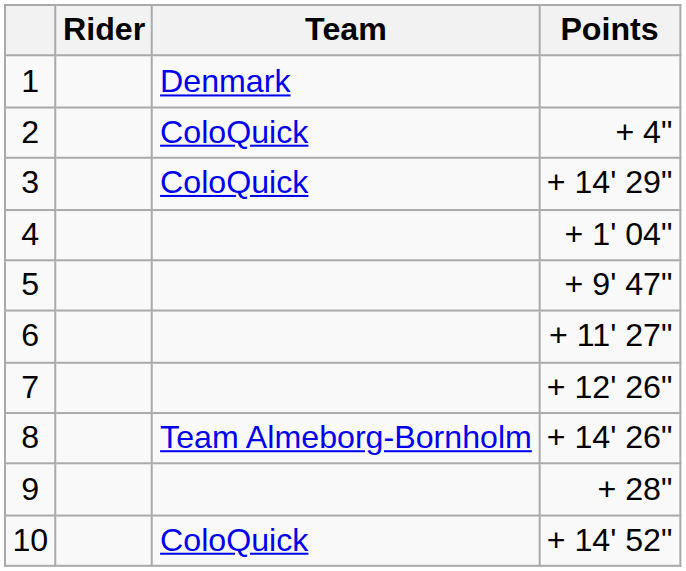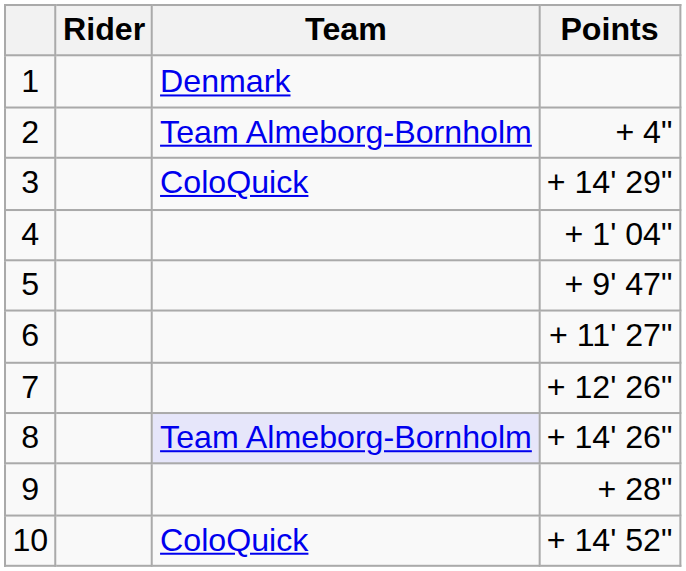(234, 132) ColoQuick -> (346, 132) Team Almeborg-Bornholm
(346, 438) no background -> (346, 438) lavender background
